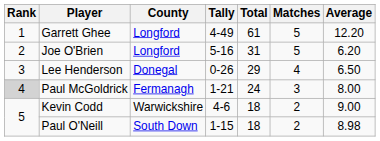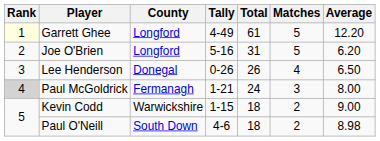(22, 32) no background -> (22, 32) lightyellow background
(254, 70) 29 -> (254, 70) 26
(222, 107) 4-6 -> (222, 107) 1-15
(222, 126) 1-15 -> (222, 126) 4-6
